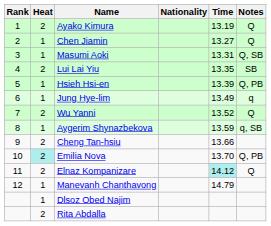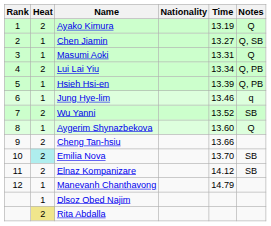(251, 41) Q -> (251, 41) Q, SB
(251, 55) Q, SB -> (251, 55) Q
(223, 69) 13.35 -> (223, 69) 13.34
(251, 69) SB -> (251, 69) Q, PB
(223, 98) 13.49 -> (223, 98) 13.46
(251, 113) Q -> (251, 113) SB
(223, 127) 13.59 -> (223, 127) 13.60
(251, 127) q, SB -> (251, 127) Q
(251, 156) Q, PB -> (251, 156) SB
(223, 171) paleturquoise background -> (223, 171) no background
(251, 171) Q -> (251, 171) SB
(43, 214) no background -> (43, 214) khaki background
